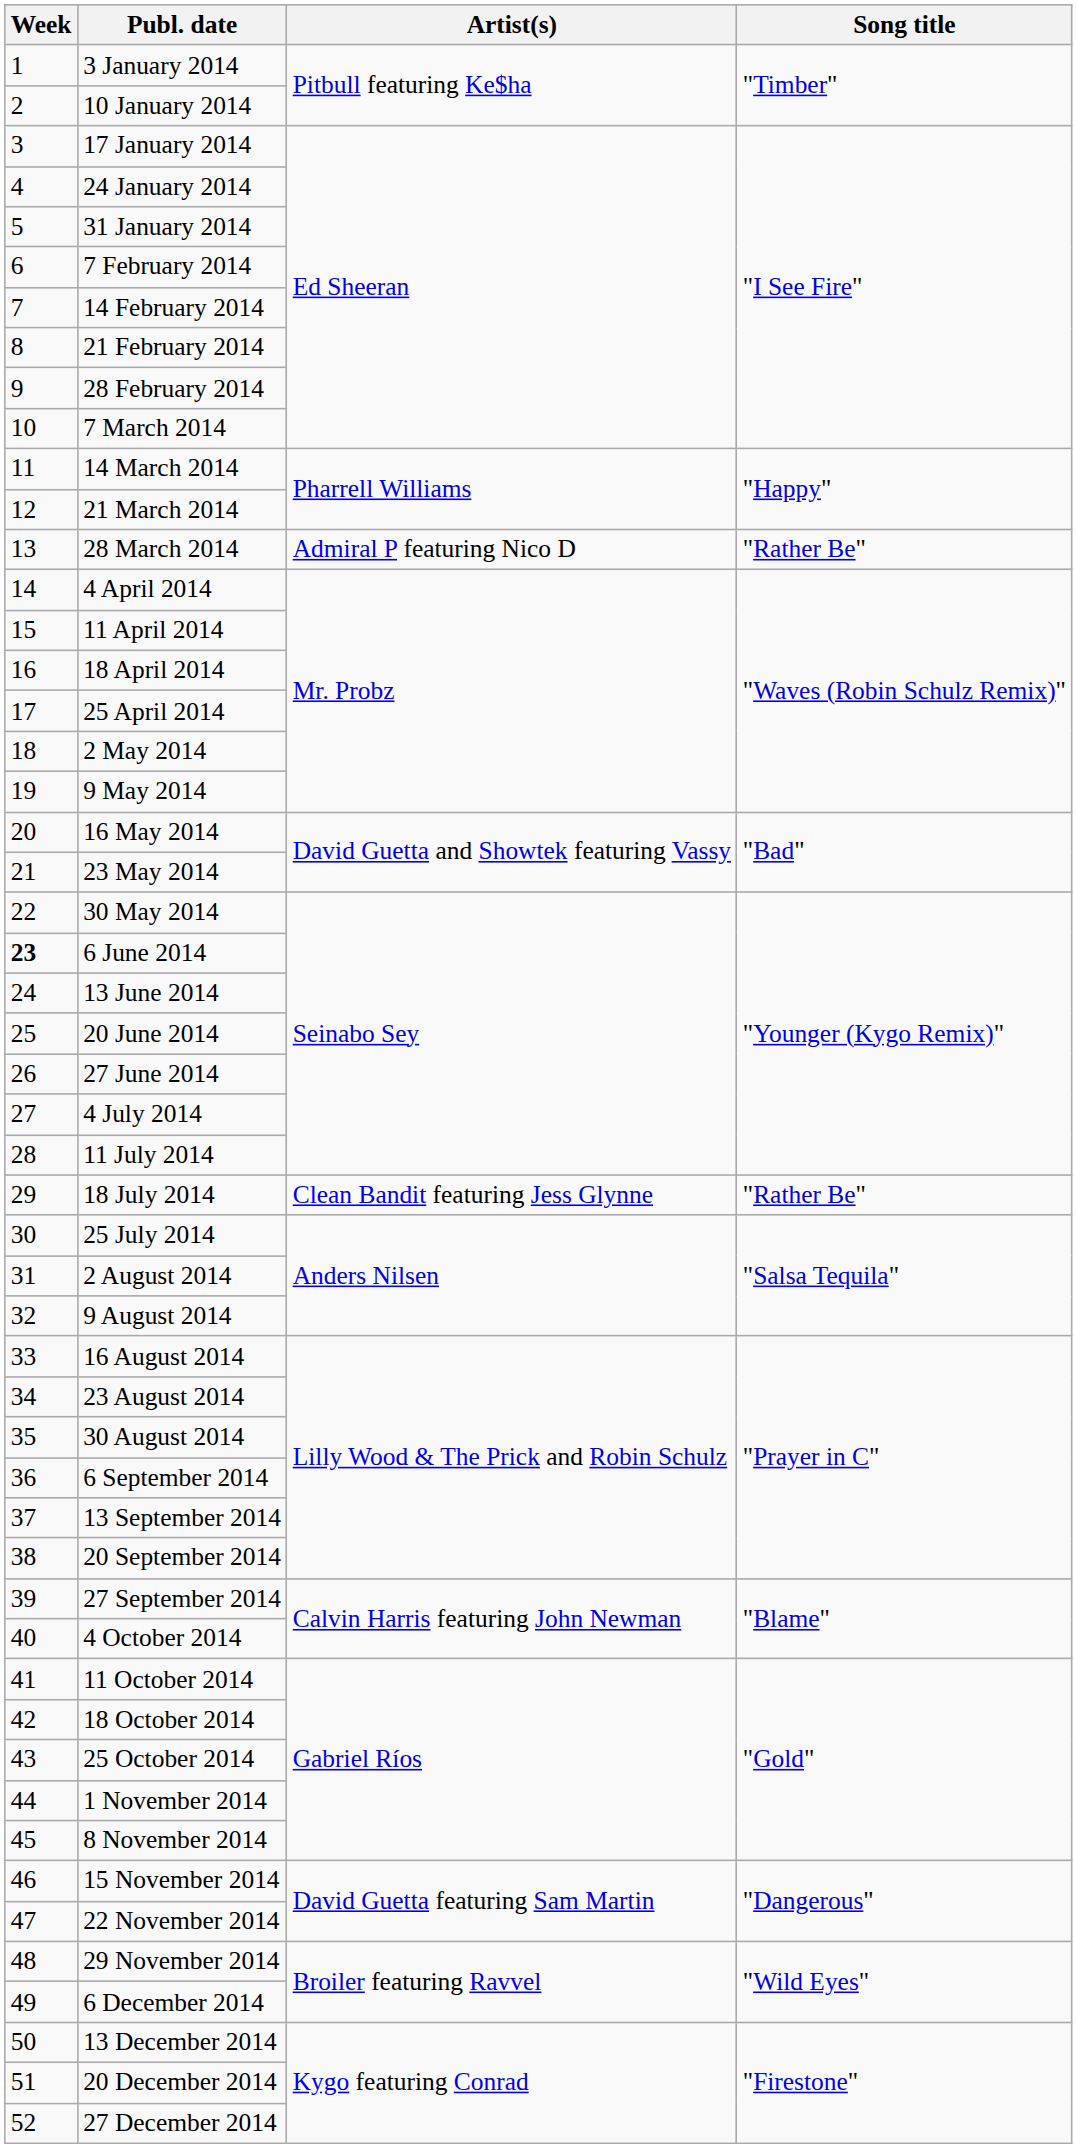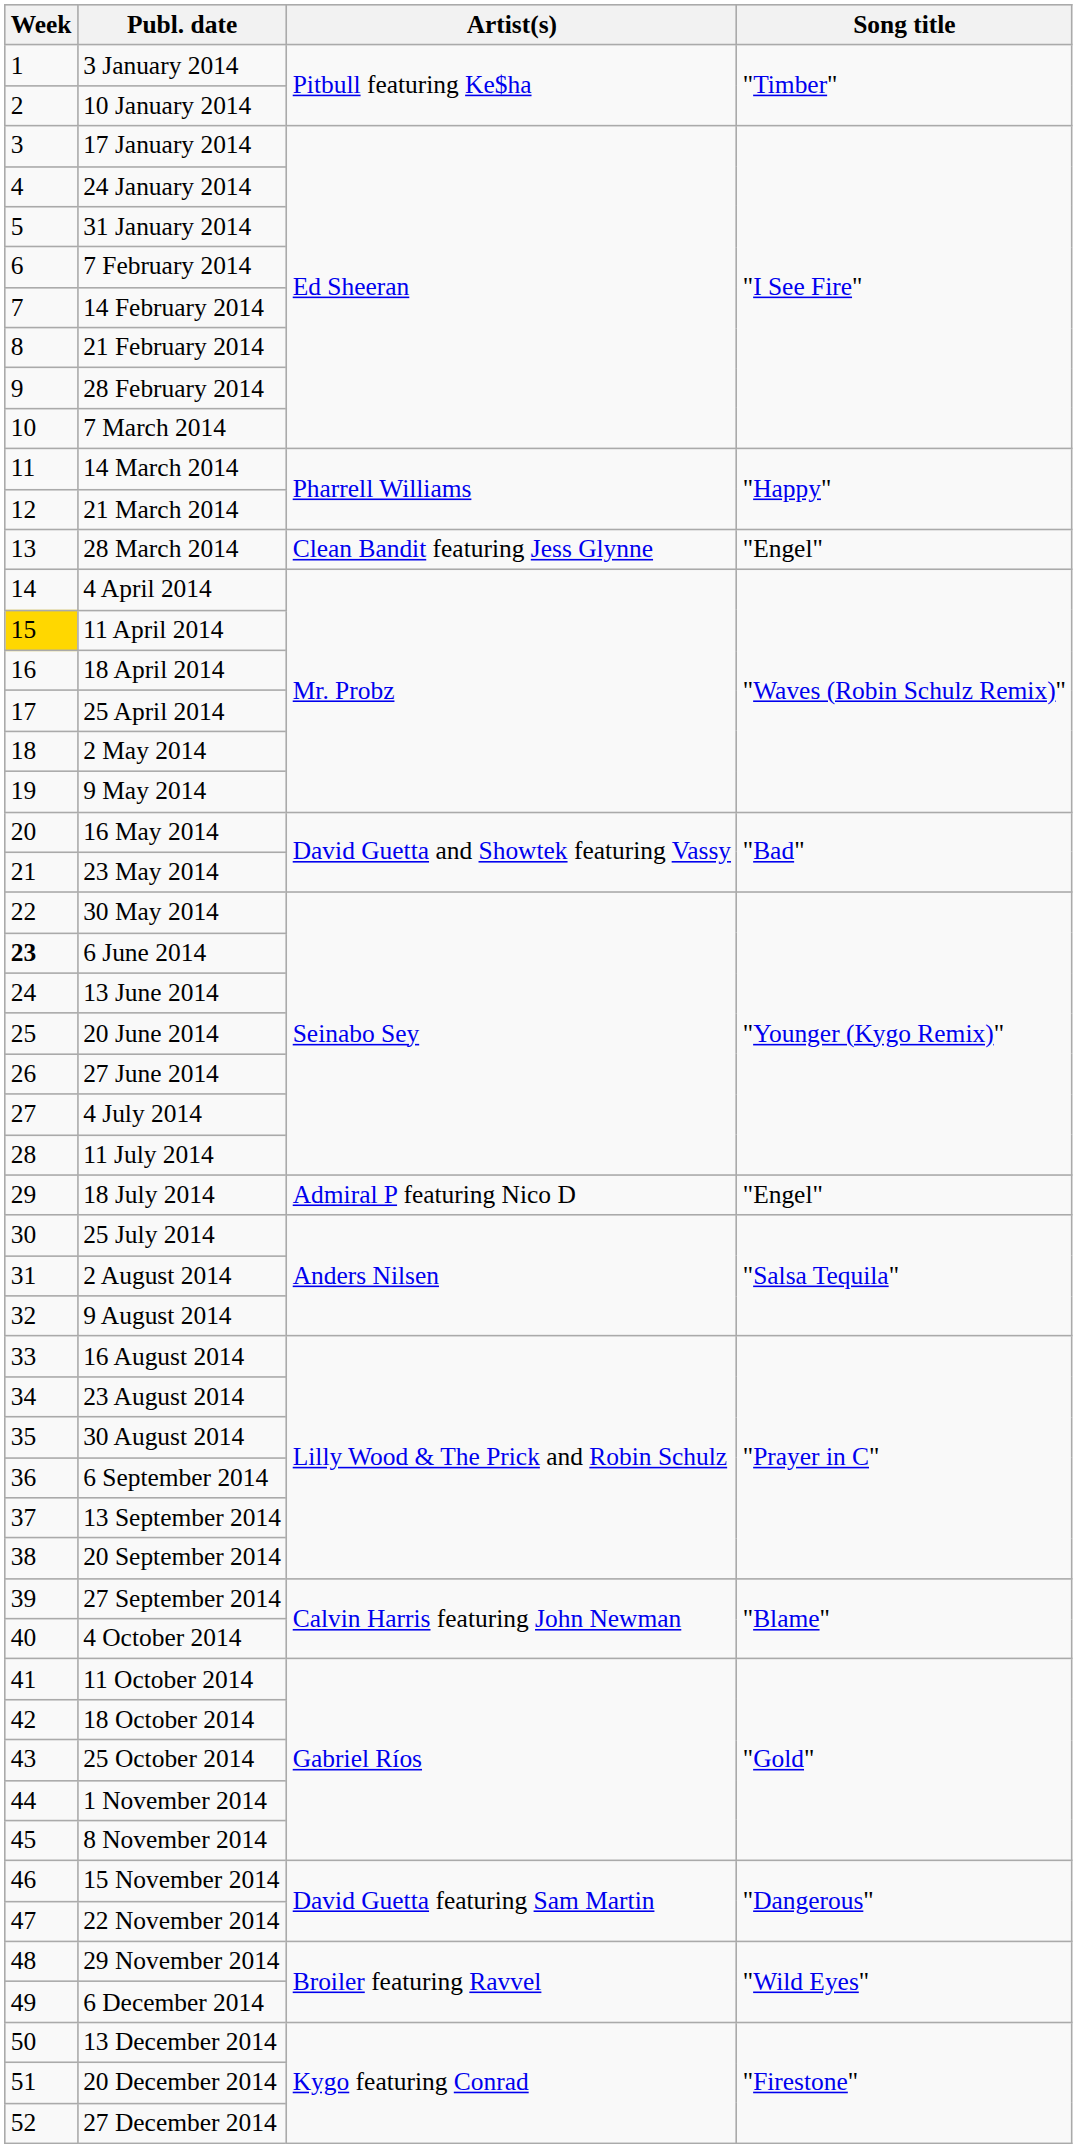(434, 549) Admiral P featuring Nico D -> (473, 549) Clean Bandit featuring Jess Glynne
(804, 549) "Rather Be" -> (783, 549) "Engel"
(23, 629) no background -> (23, 629) gold background
(473, 1194) Clean Bandit featuring Jess Glynne -> (434, 1194) Admiral P featuring Nico D
(804, 1194) "Rather Be" -> (783, 1194) "Engel"
